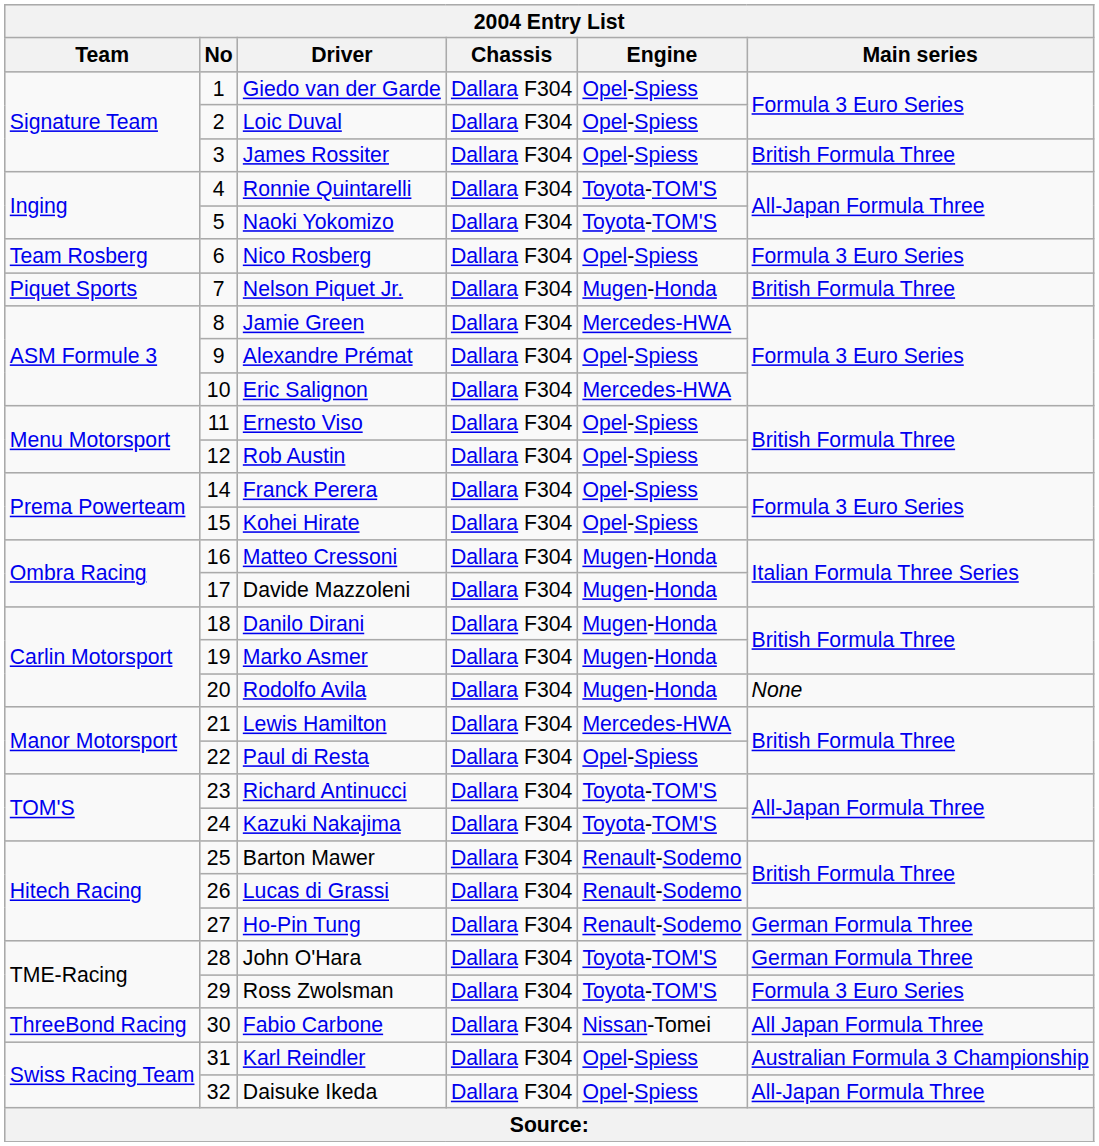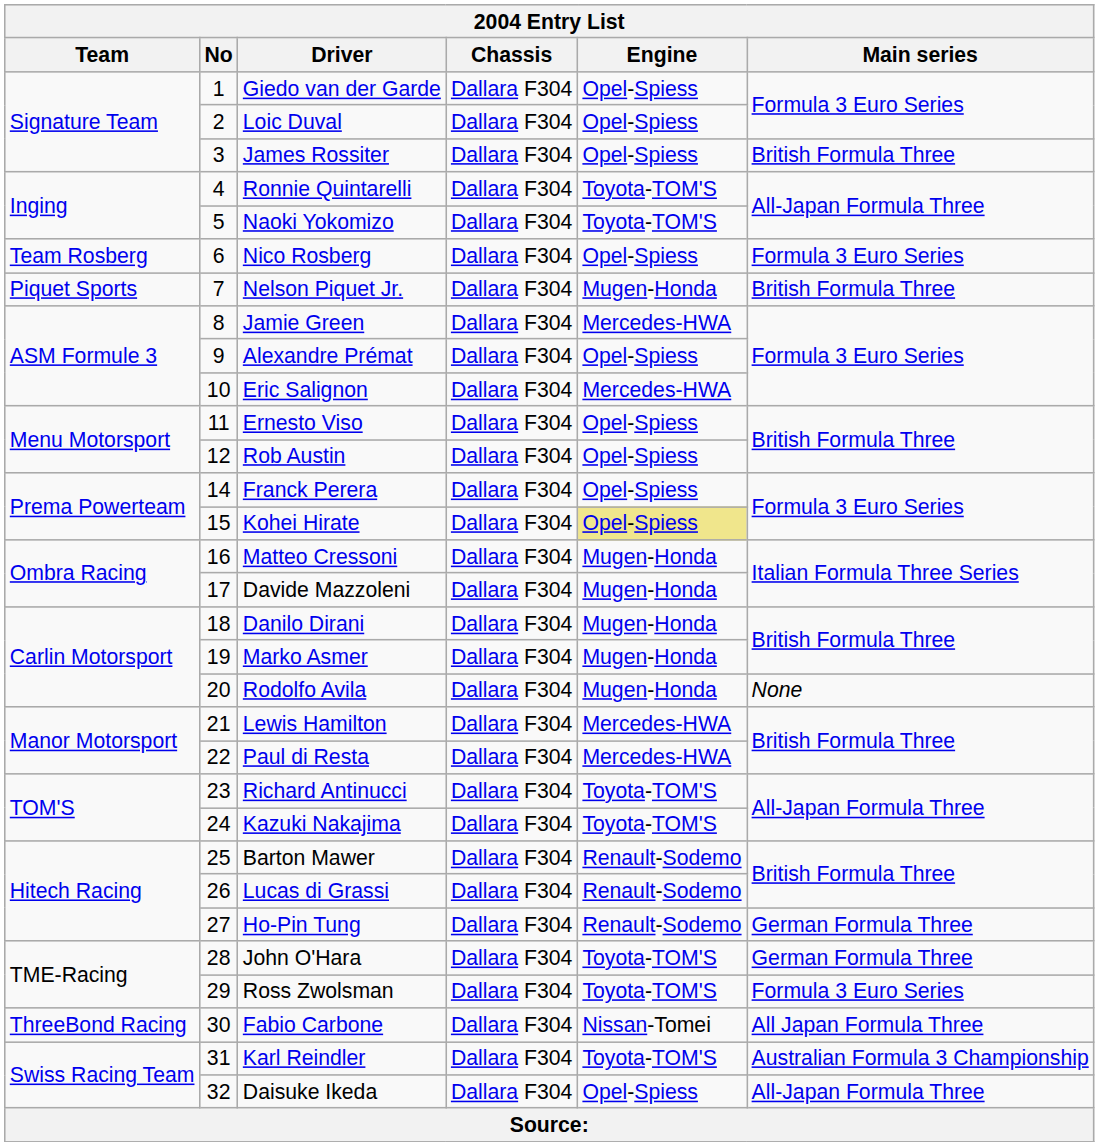(640, 523) no background -> (640, 523) khaki background
(640, 757) Opel-Spiess -> (657, 757) Mercedes-HWA
(640, 1058) Opel-Spiess -> (650, 1058) Toyota-TOM'S
